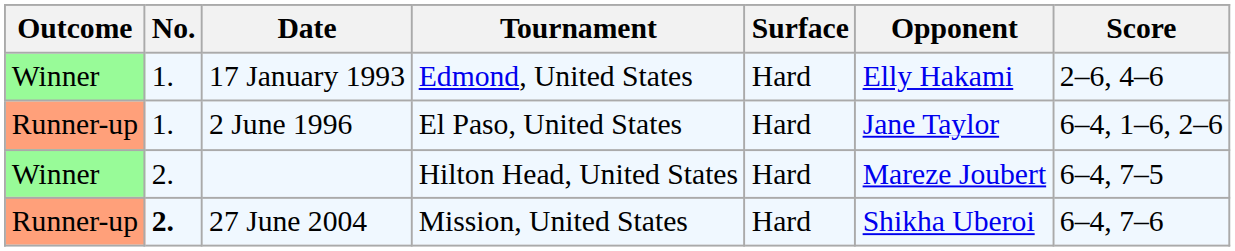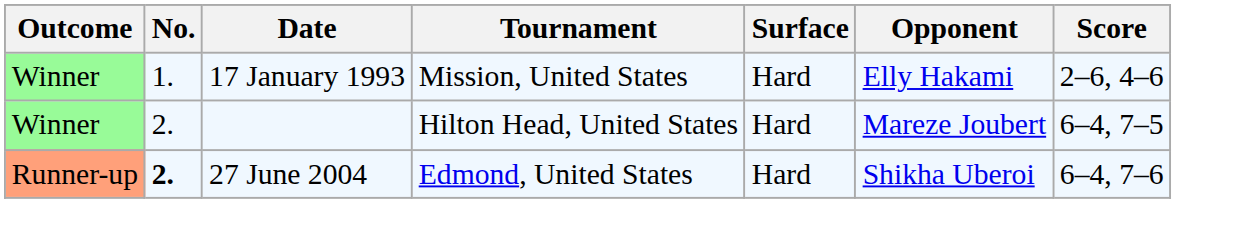(556, 76) Edmond, United States -> (553, 76) Mission, United States
- row: (281, 124)
(553, 220) Mission, United States -> (556, 172) Edmond, United States
